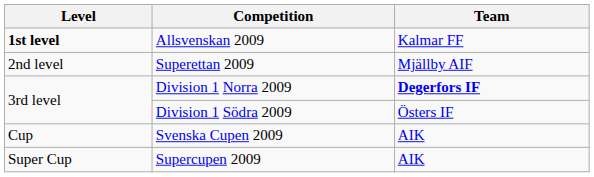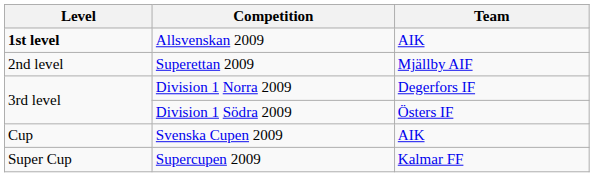(431, 40) Kalmar FF -> (411, 40) AIK
(439, 87) bold -> (436, 87) normal
(411, 159) AIK -> (431, 159) Kalmar FF
